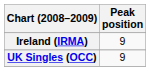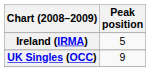(123, 41) 9 -> (123, 41) 5
